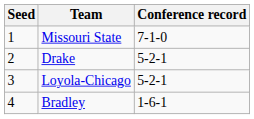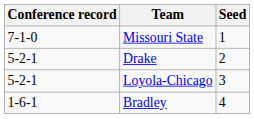columns swapped: (21, 15) <-> (192, 15)
